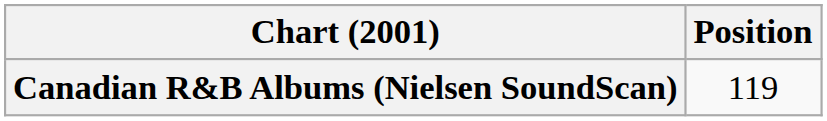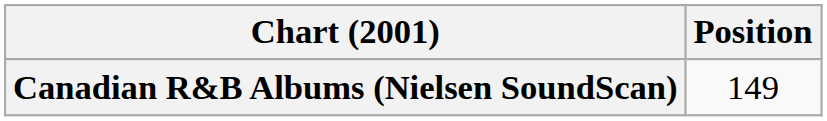(753, 86) 119 -> (753, 86) 149
